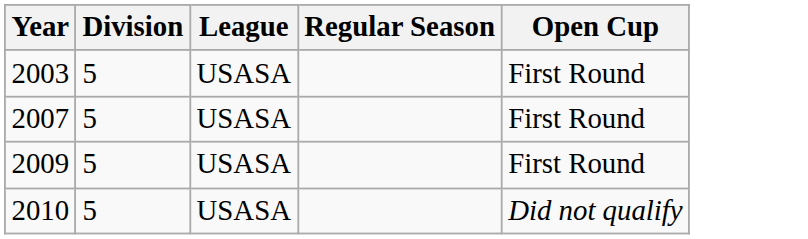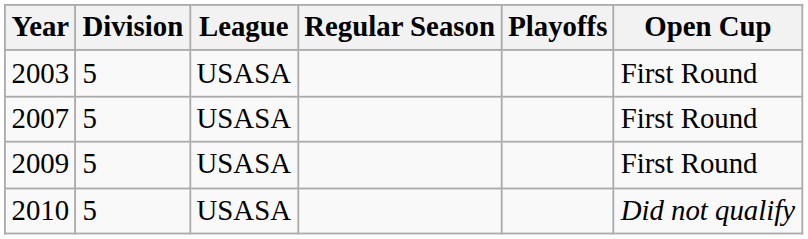+ column: (558, 27)
